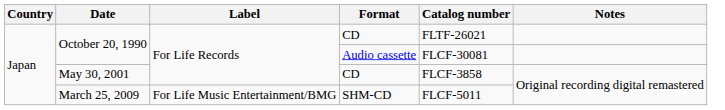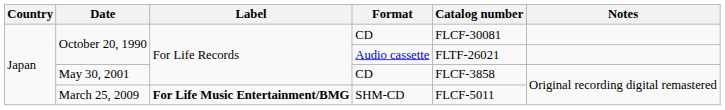(454, 34) FLTF-26021 -> (468, 34) FLCF-30081
(455, 54) FLCF-30081 -> (467, 54) FLTF-26021
(245, 94) normal -> (251, 94) bold
